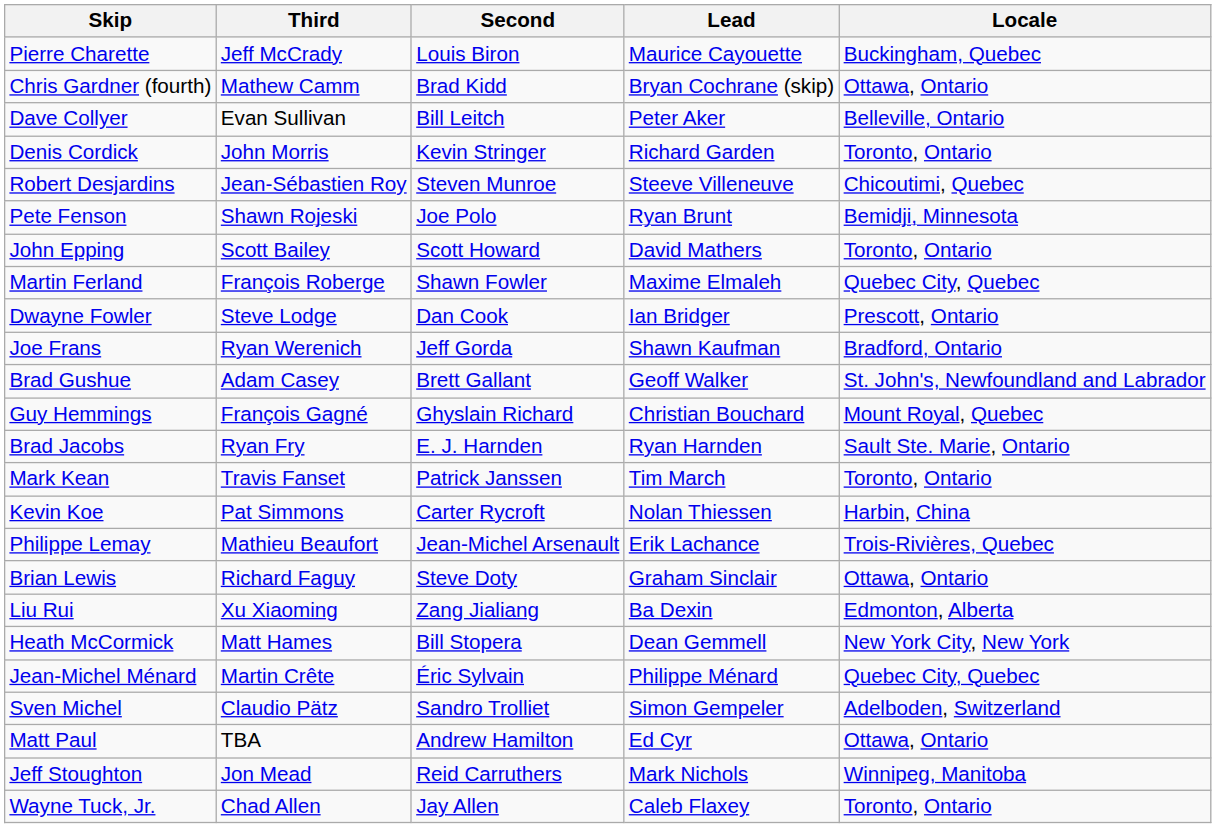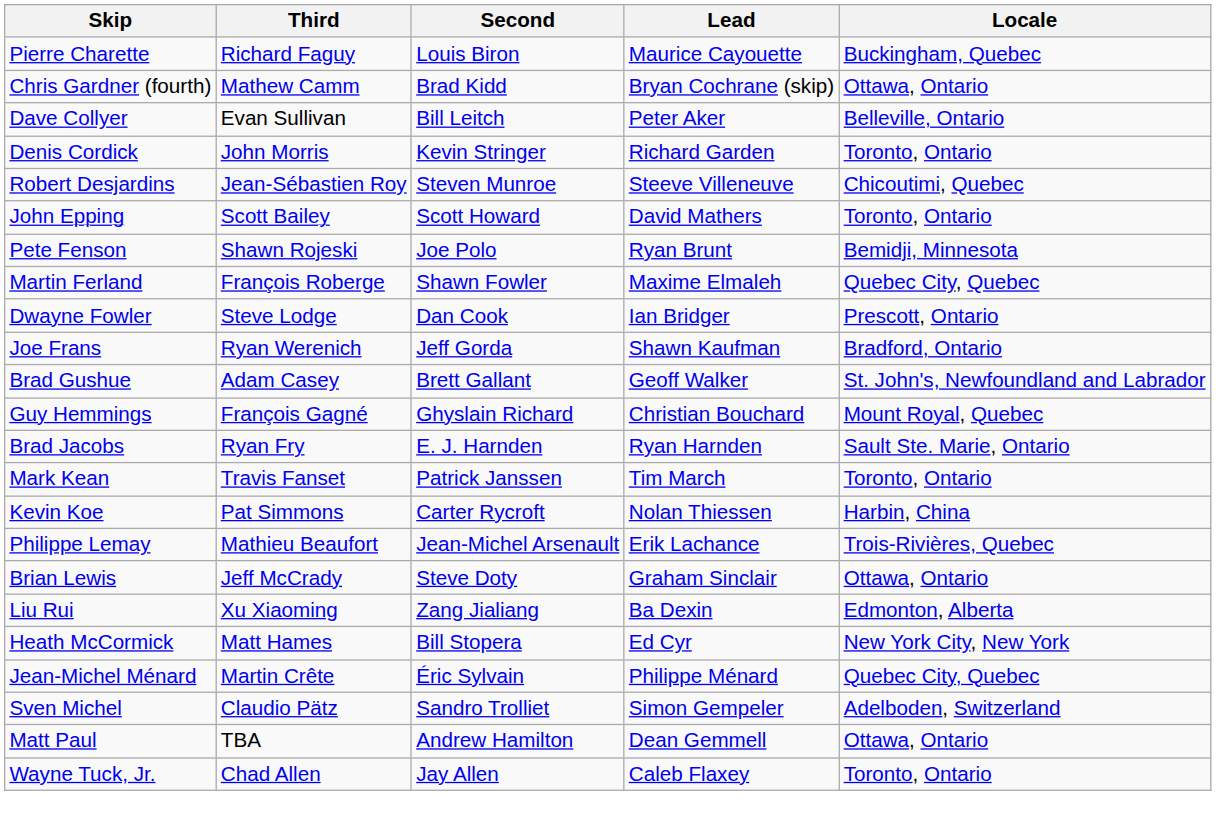(281, 53) Jeff McCrady -> (288, 53) Richard Faguy
rows swapped: (67, 250) <-> (68, 217)
(288, 577) Richard Faguy -> (281, 577) Jeff McCrady
(698, 642) Dean Gemmell -> (660, 642) Ed Cyr
(660, 741) Ed Cyr -> (698, 741) Dean Gemmell
- row: (76, 773)
